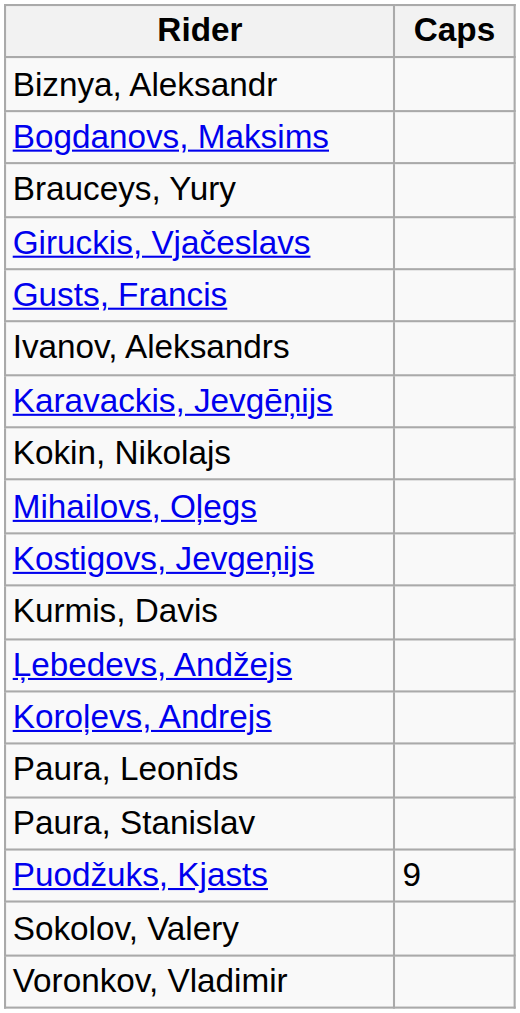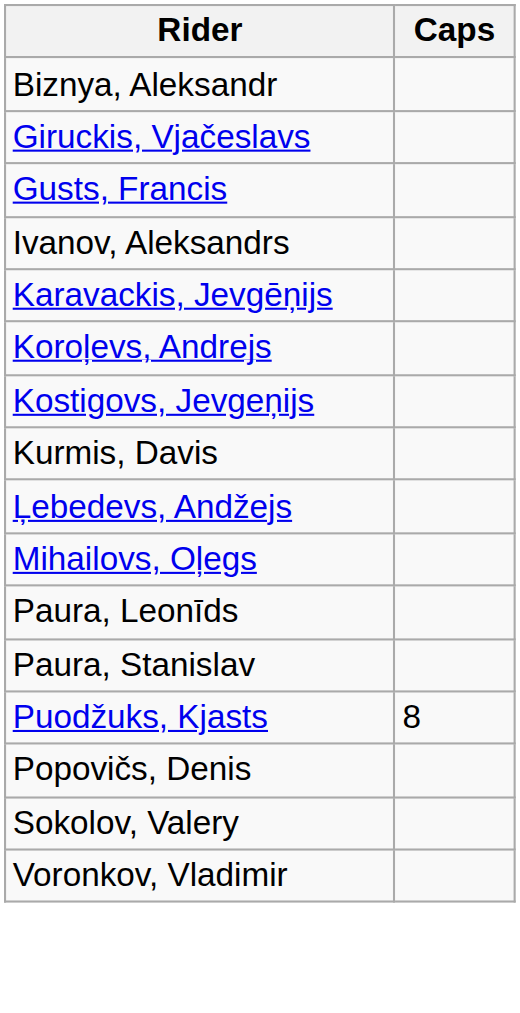- row: (171, 136)
- row: (124, 189)
- row: (122, 453)
rows swapped: (142, 717) <-> (135, 505)
(412, 875) 9 -> (412, 717) 8
+ row: (132, 769)
